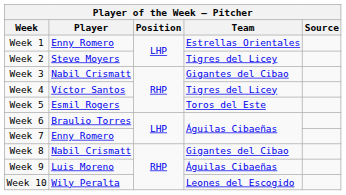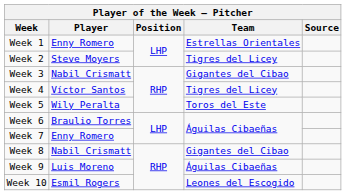(85, 105) Esmil Rogers -> (85, 105) Wily Peralta
(85, 182) Wily Peralta -> (85, 182) Esmil Rogers
